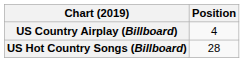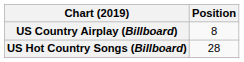(214, 31) 4 -> (214, 31) 8
